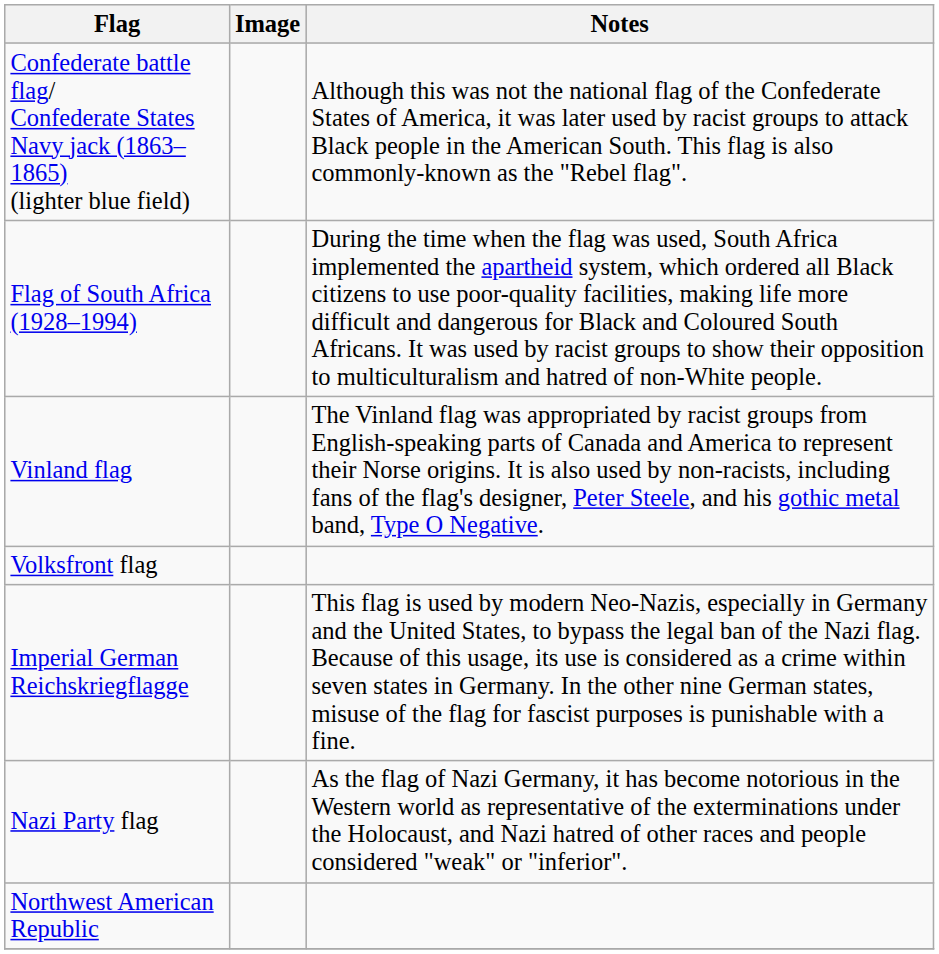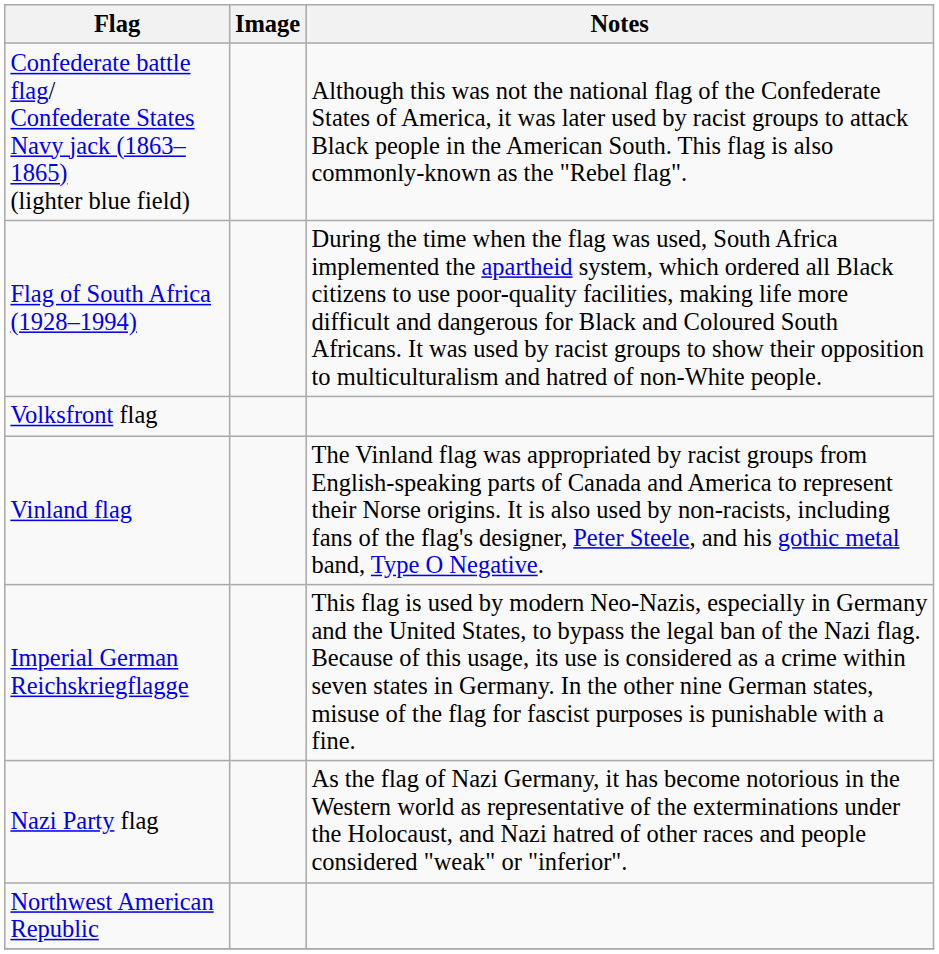rows swapped: (71, 470) <-> (84, 564)
